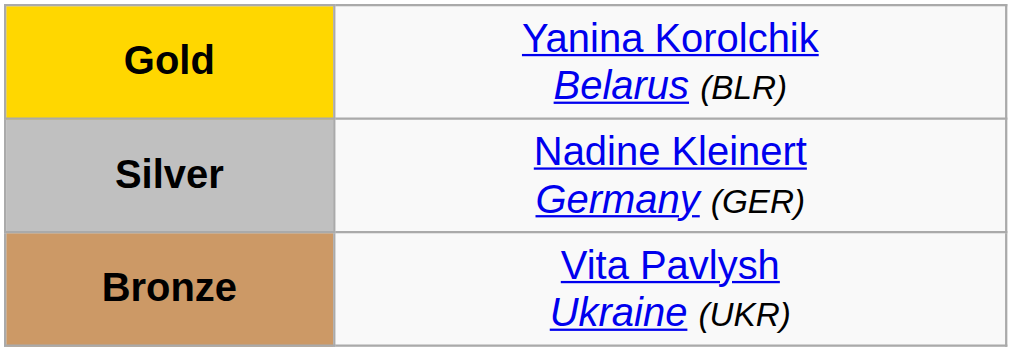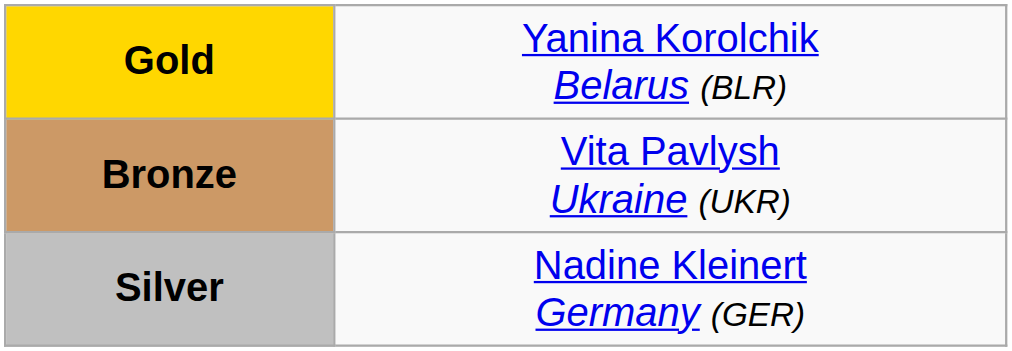rows swapped: (169, 174) <-> (169, 288)
